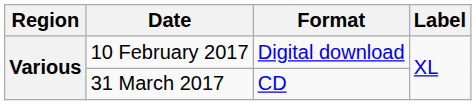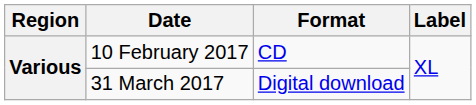(331, 52) Digital download -> (272, 52) CD
(272, 83) CD -> (331, 83) Digital download
